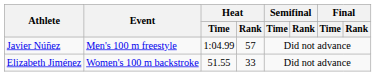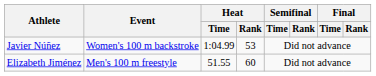(131, 46) Men's 100 m freestyle -> (142, 46) Women's 100 m backstroke
(250, 46) 57 -> (250, 46) 53
(142, 62) Women's 100 m backstroke -> (131, 62) Men's 100 m freestyle
(250, 62) 33 -> (250, 62) 60
